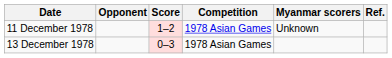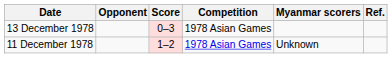rows swapped: (50, 28) <-> (50, 45)
